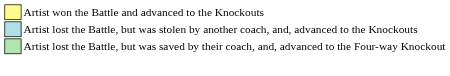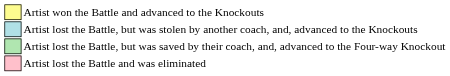+ row: (115, 63)
